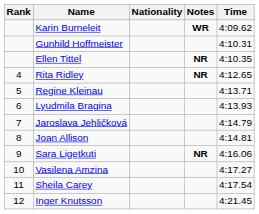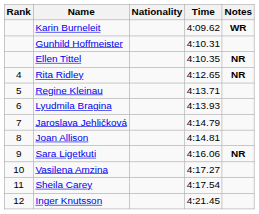columns swapped: (235, 12) <-> (201, 12)
